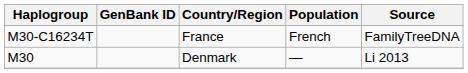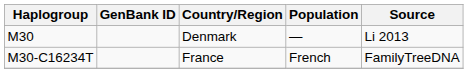rows swapped: (21, 57) <-> (50, 36)
